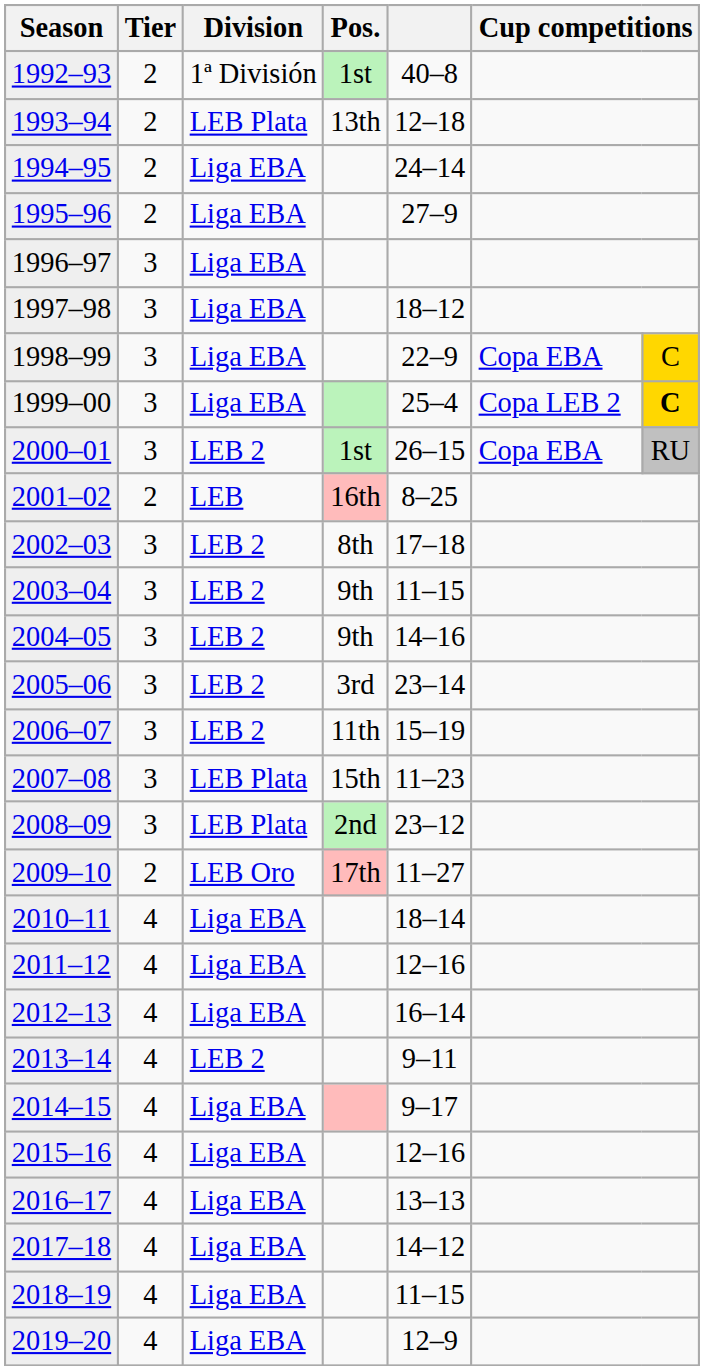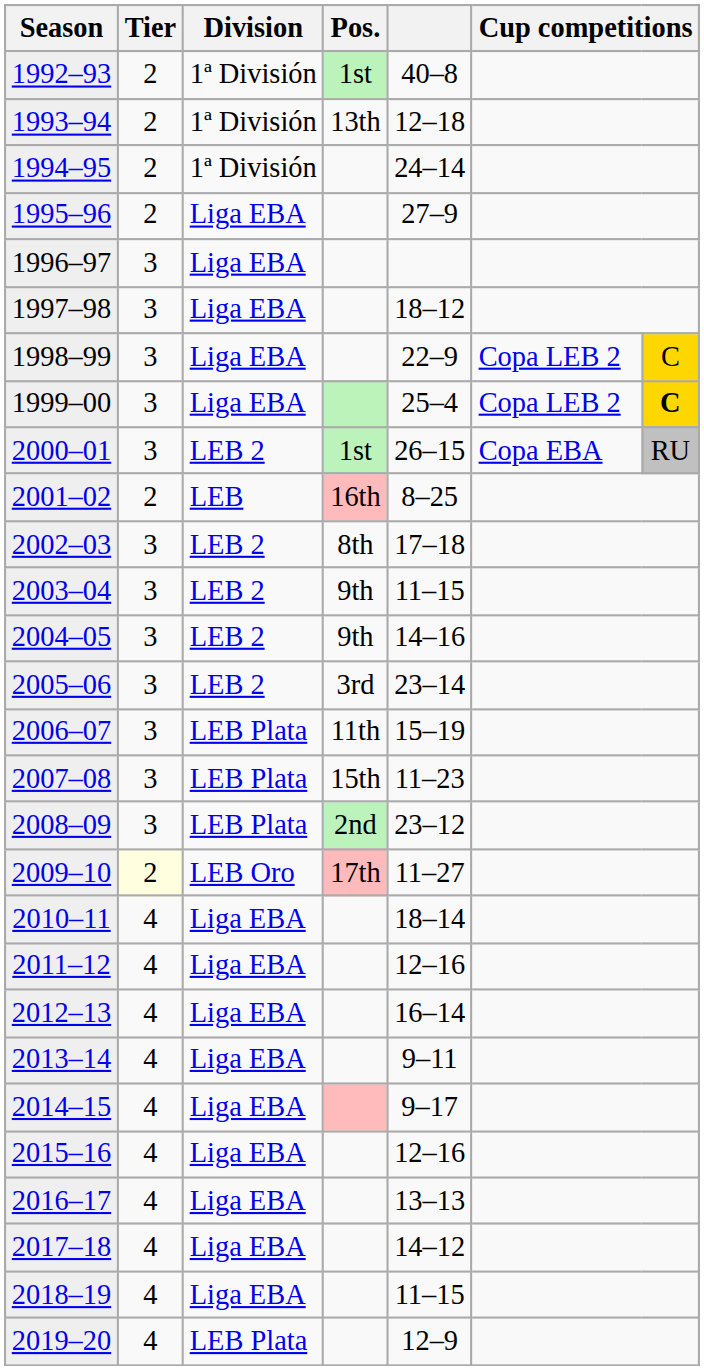(248, 121) LEB Plata -> (253, 121) 1ª División
(248, 168) Liga EBA -> (253, 168) 1ª División
(541, 355) Copa EBA -> (550, 355) Copa LEB 2
(227, 730) LEB 2 -> (248, 730) LEB Plata
(150, 871) no background -> (150, 871) lightyellow background
(227, 1059) LEB 2 -> (248, 1059) Liga EBA
(248, 1340) Liga EBA -> (248, 1340) LEB Plata
